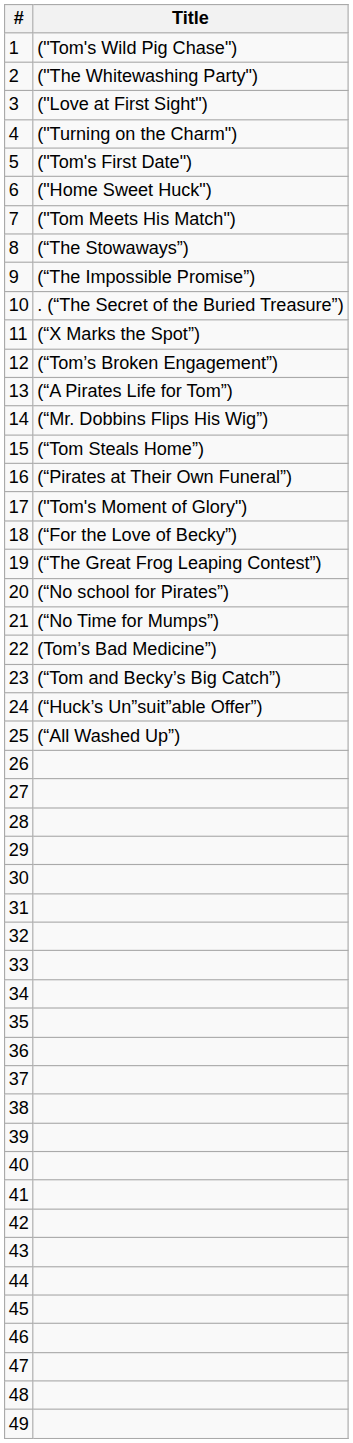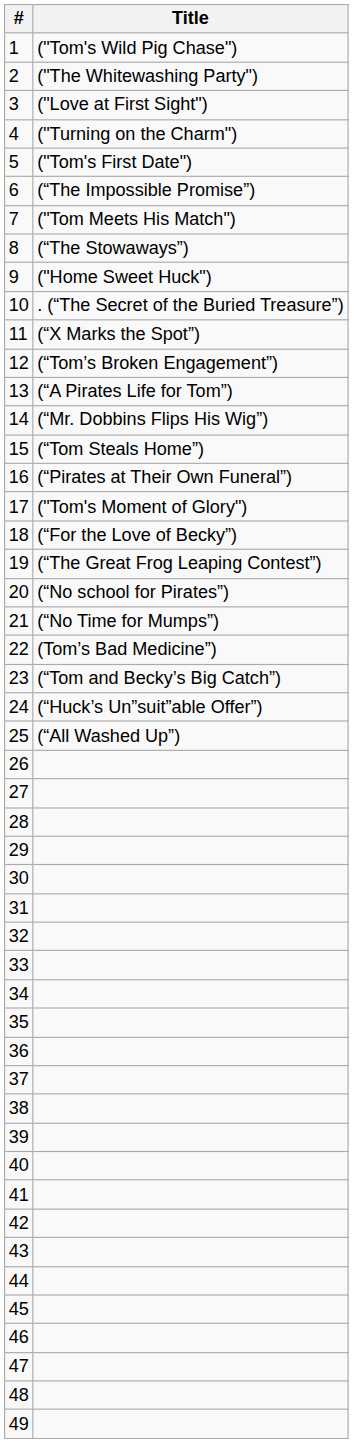(124, 190) ("Home Sweet Huck") -> (146, 190) (“The Impossible Promise”)
(146, 276) (“The Impossible Promise”) -> (124, 276) ("Home Sweet Huck")
